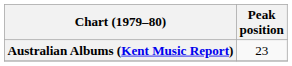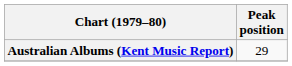(262, 50) 23 -> (262, 50) 29
